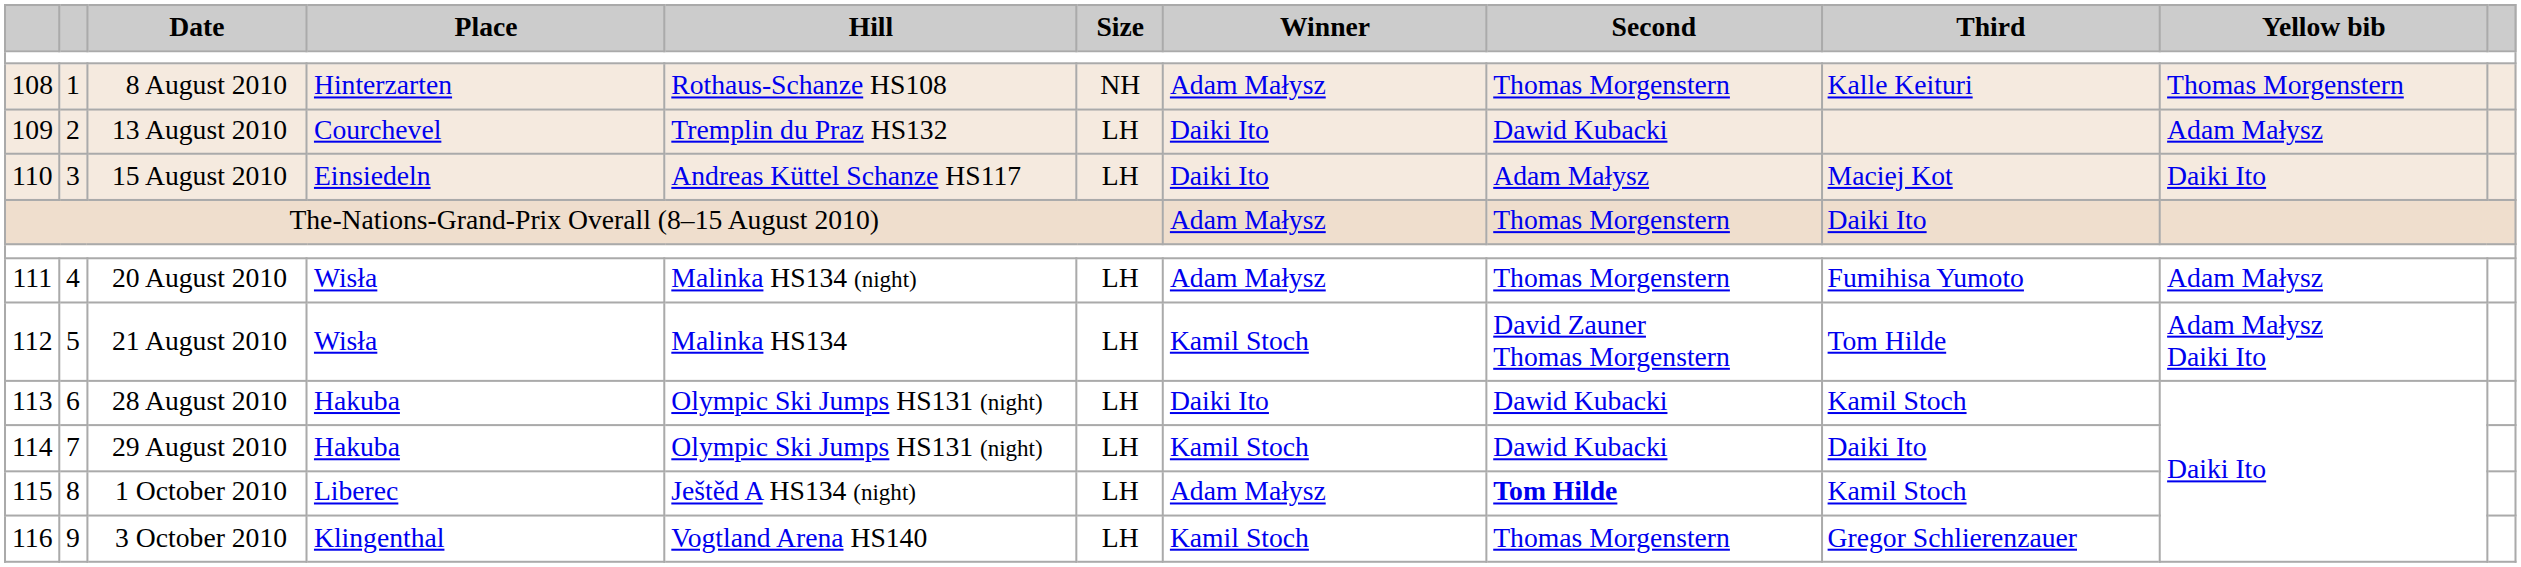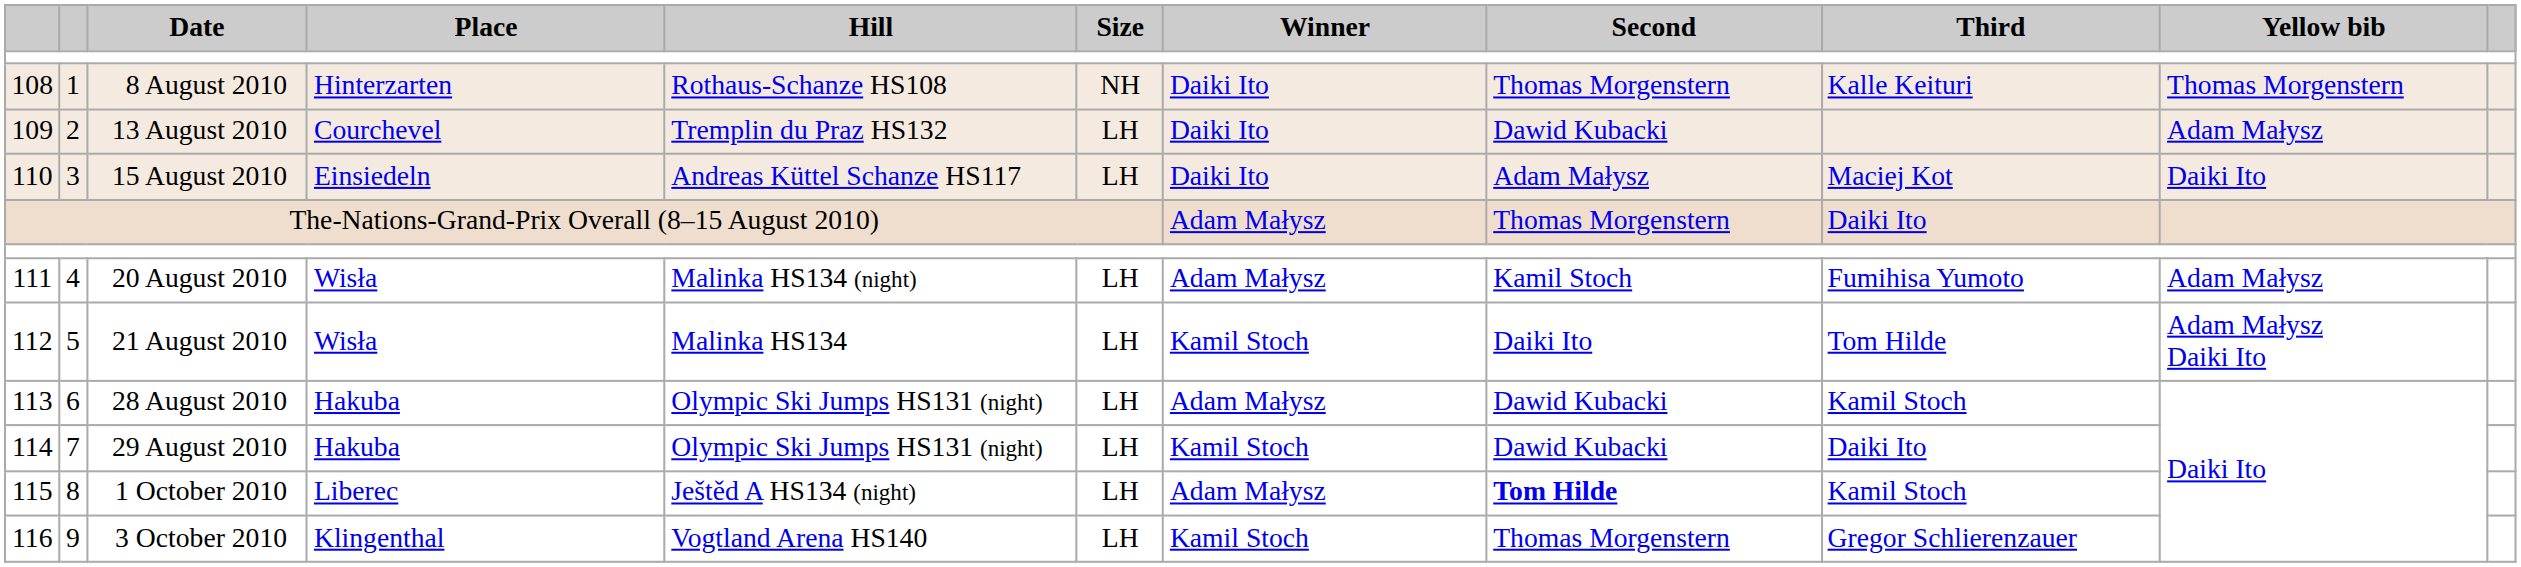(1248, 85) Adam Małysz -> (1219, 85) Daiki Ito
(1612, 279) Thomas Morgenstern -> (1563, 279) Kamil Stoch
(1612, 340) David Zauner Thomas Morgenstern -> (1543, 340) Daiki Ito
(1219, 401) Daiki Ito -> (1248, 401) Adam Małysz
